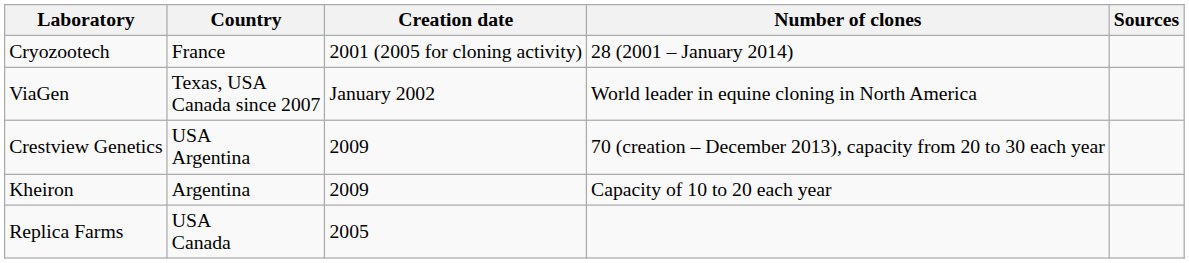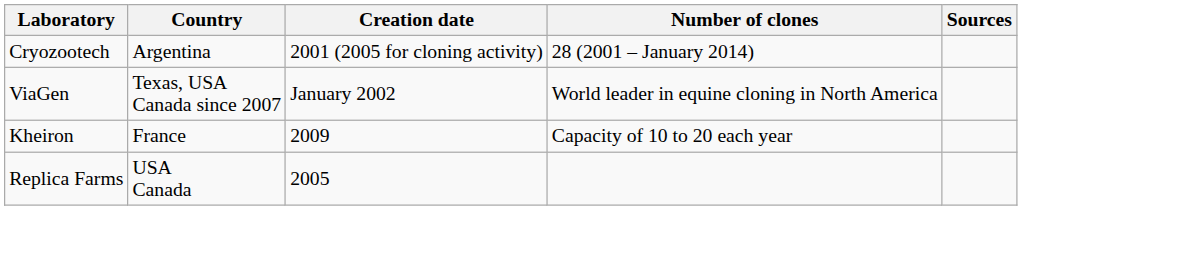(199, 51) France -> (172, 51) Argentina
- row: (86, 146)
(211, 189) Argentina -> (159, 135) France
